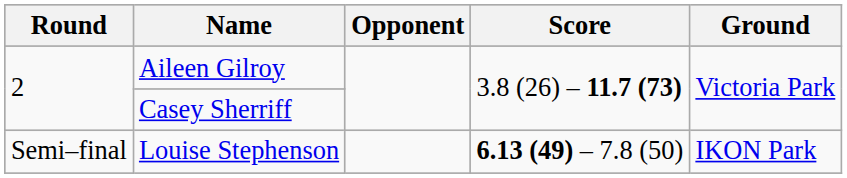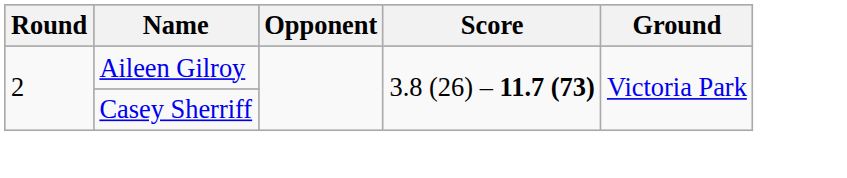- row: (239, 151)
